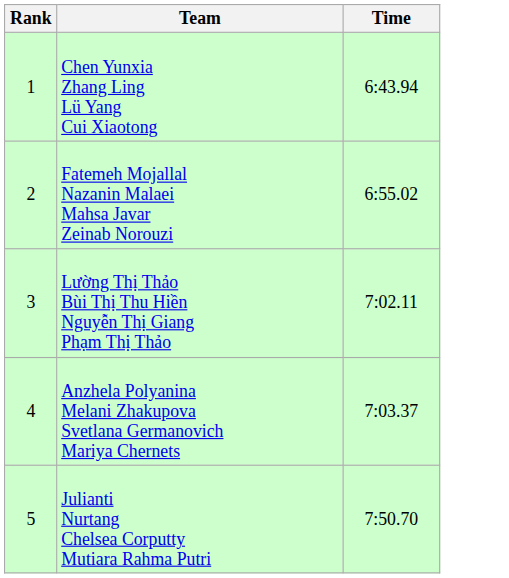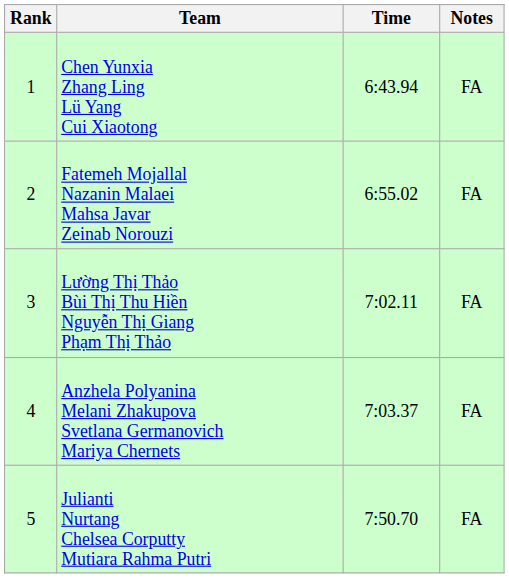+ column: (472, 18)
